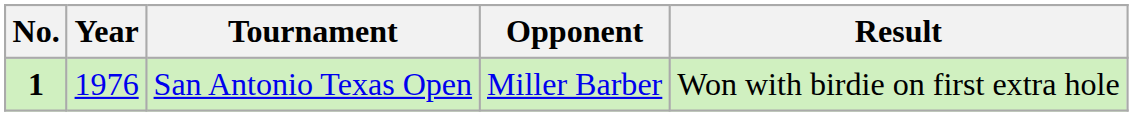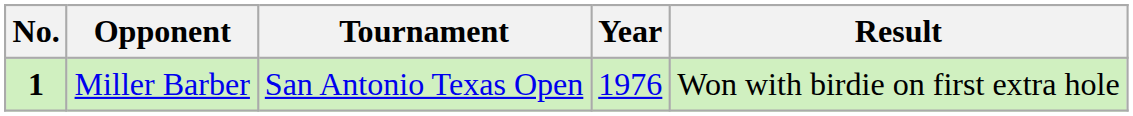columns swapped: (107, 31) <-> (575, 31)
